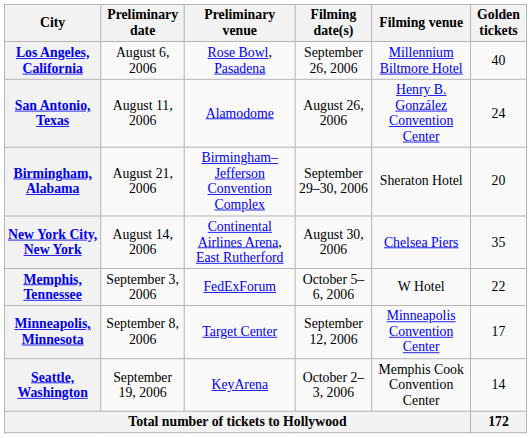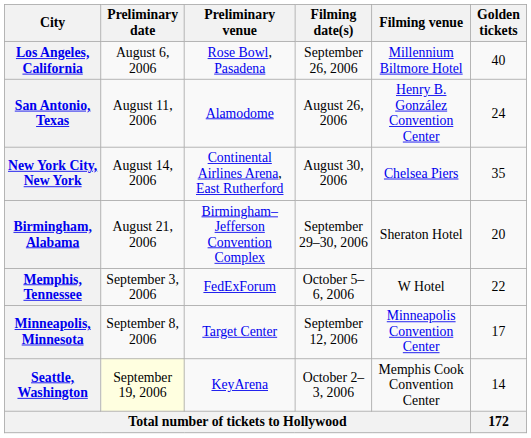rows swapped: (53, 242) <-> (53, 181)
(143, 384) no background -> (143, 384) lightyellow background
